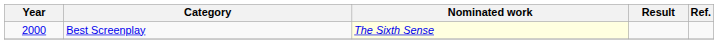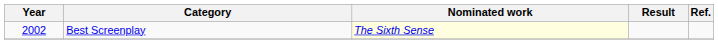(34, 30) 2000 -> (34, 30) 2002
